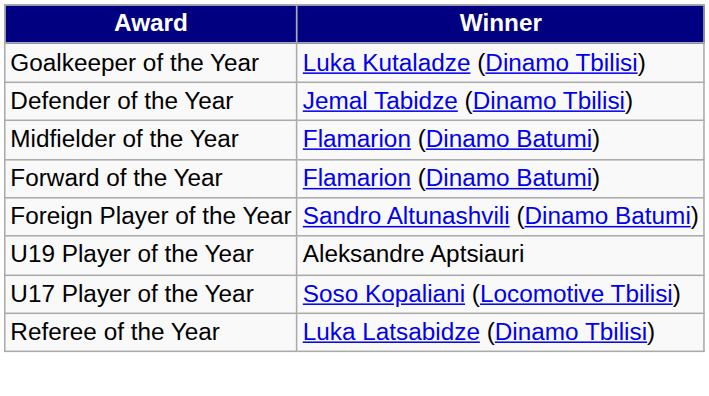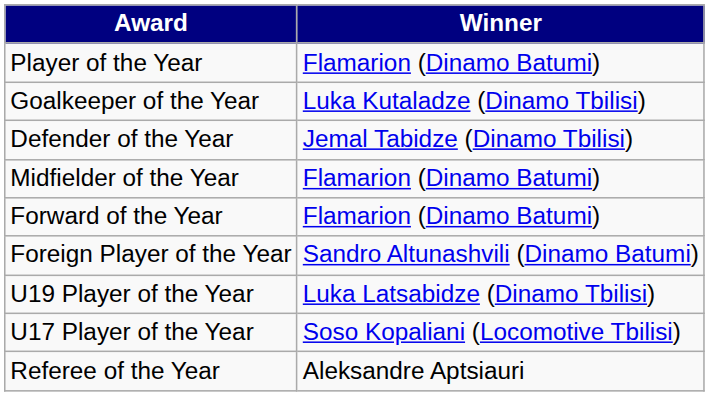+ row: (106, 62)
(414, 255) Aleksandre Aptsiauri -> (479, 293) Luka Latsabidze (Dinamo Tbilisi)
(479, 332) Luka Latsabidze (Dinamo Tbilisi) -> (414, 370) Aleksandre Aptsiauri
